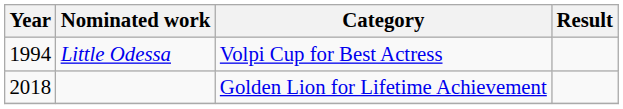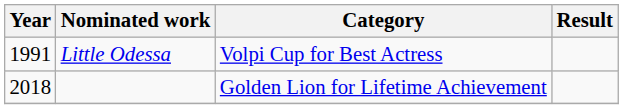(30, 53) 1994 -> (30, 53) 1991
